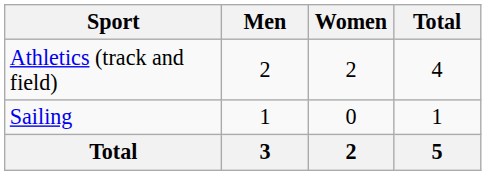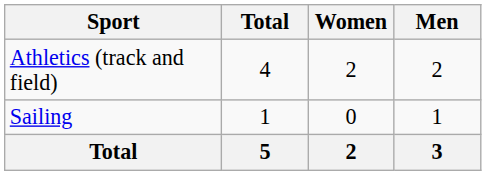columns swapped: (265, 22) <-> (437, 22)
